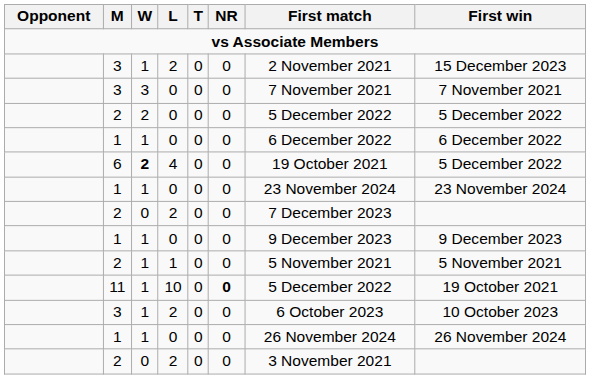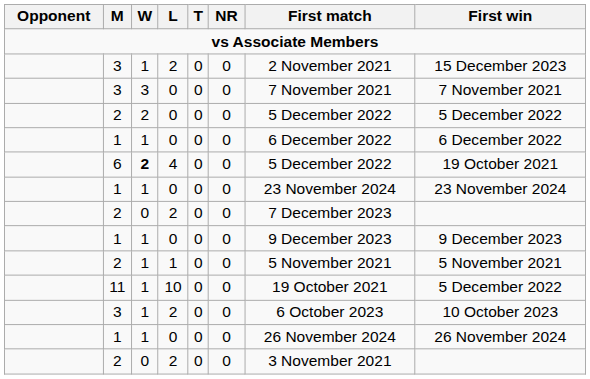(330, 164) 19 October 2021 -> (330, 164) 5 December 2022
(500, 164) 5 December 2022 -> (500, 164) 19 October 2021
(227, 287) bold -> (227, 287) normal
(330, 287) 5 December 2022 -> (330, 287) 19 October 2021
(500, 287) 19 October 2021 -> (500, 287) 5 December 2022
